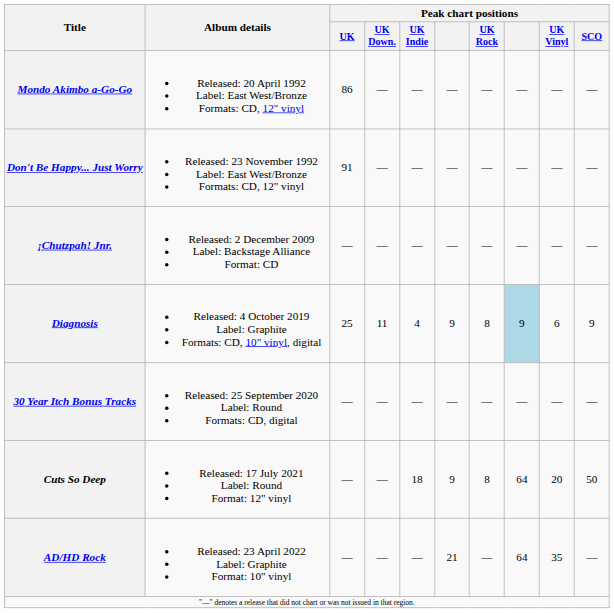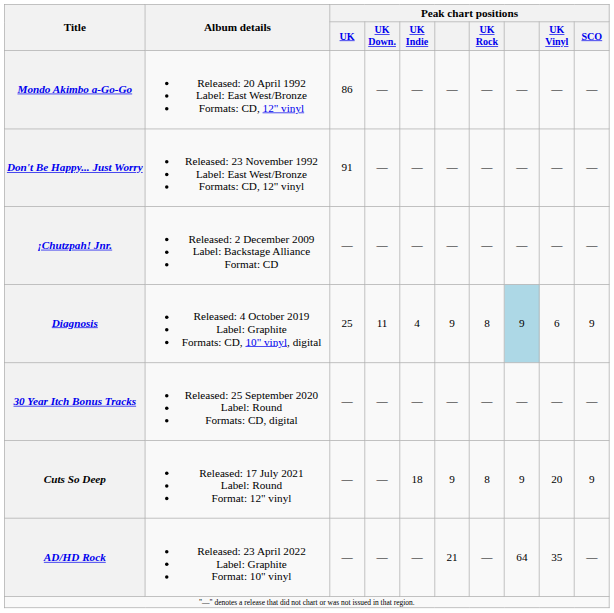(522, 479) 64 -> (522, 479) 9
(592, 479) 50 -> (592, 479) 9
